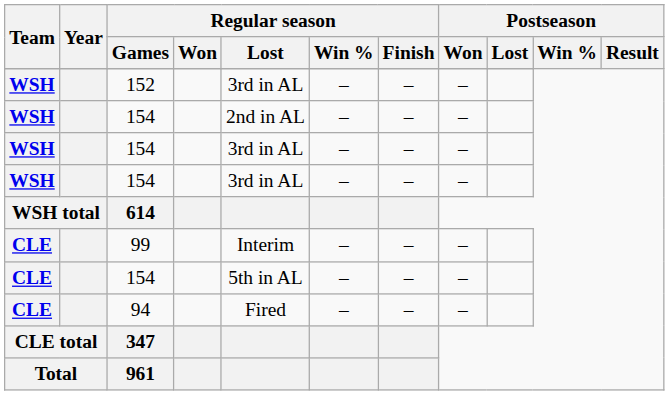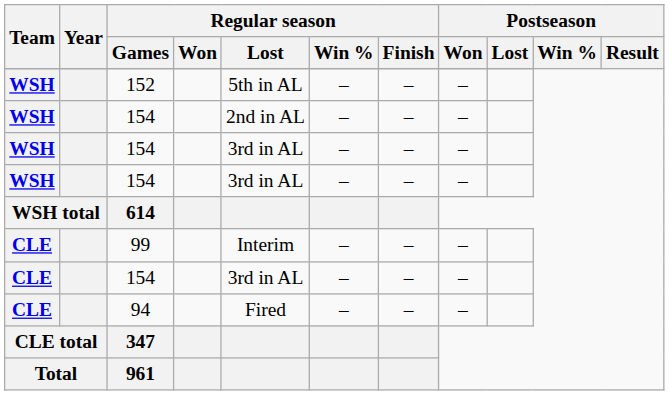(265, 84) 3rd in AL -> (265, 84) 5th in AL
(265, 277) 5th in AL -> (265, 277) 3rd in AL
